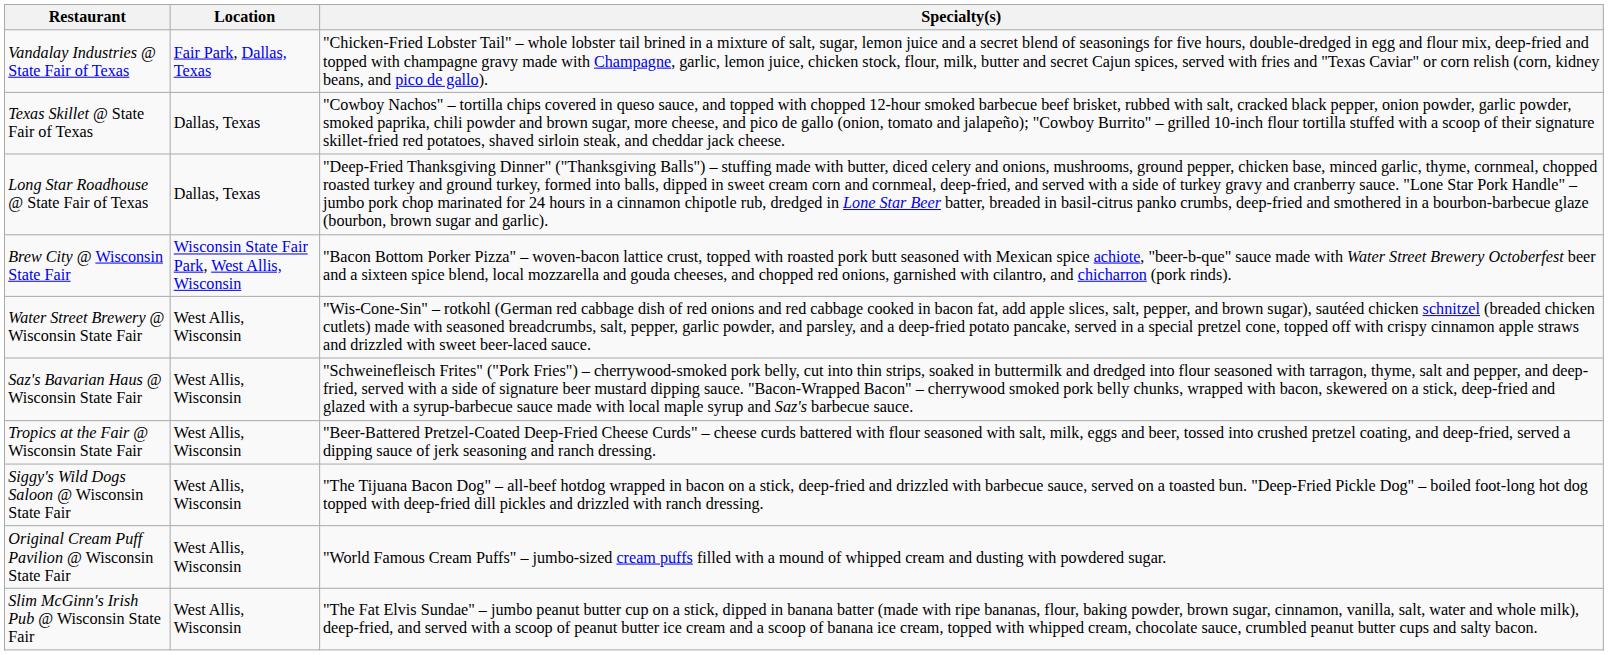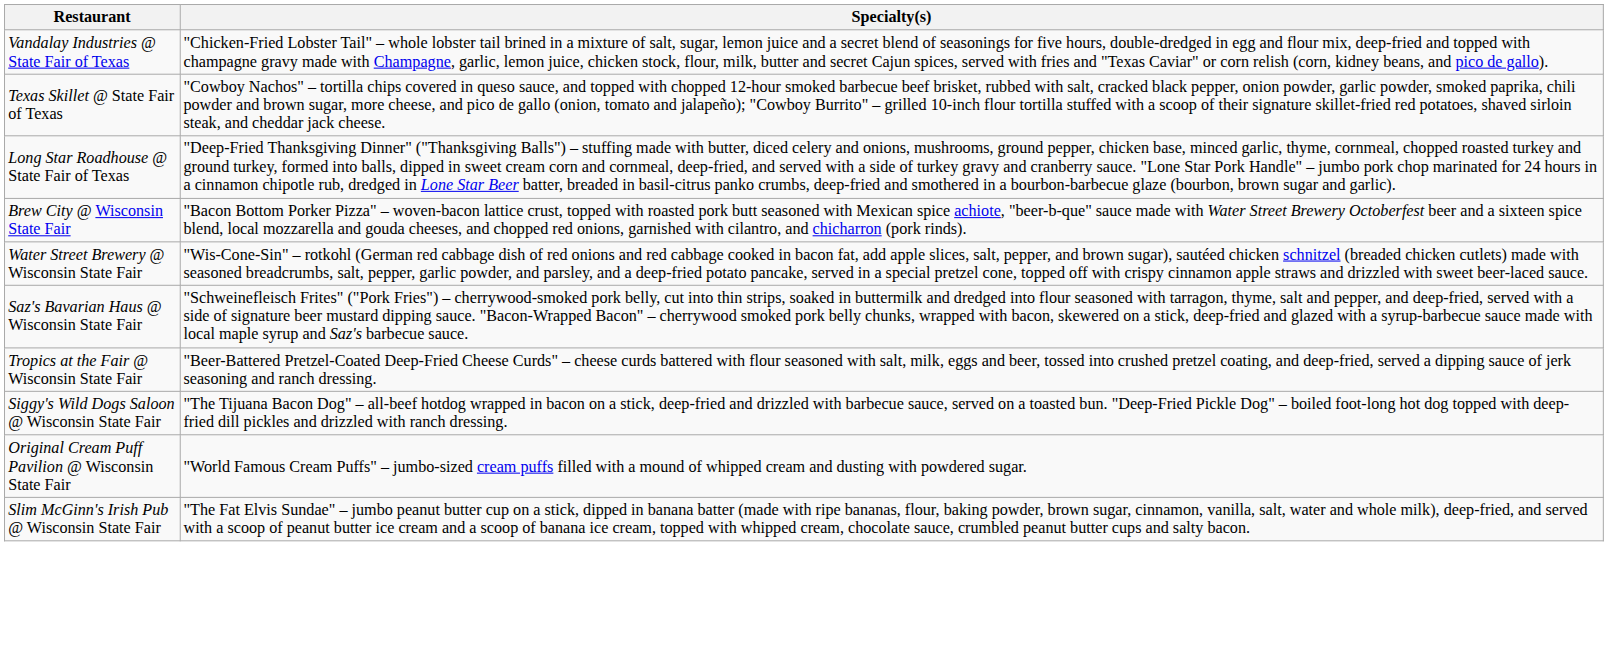- column: (245, 17)
